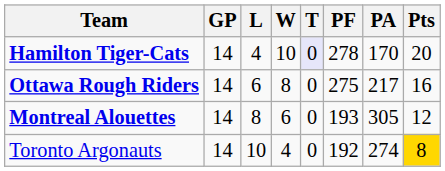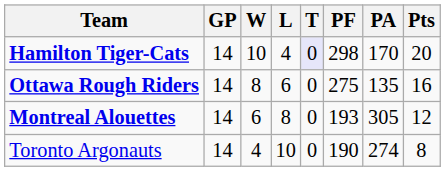columns swapped: (286, 20) <-> (256, 20)
(343, 53) 278 -> (343, 53) 298
(383, 85) 217 -> (383, 85) 135
(343, 149) 192 -> (343, 149) 190
(421, 149) gold background -> (421, 149) no background
